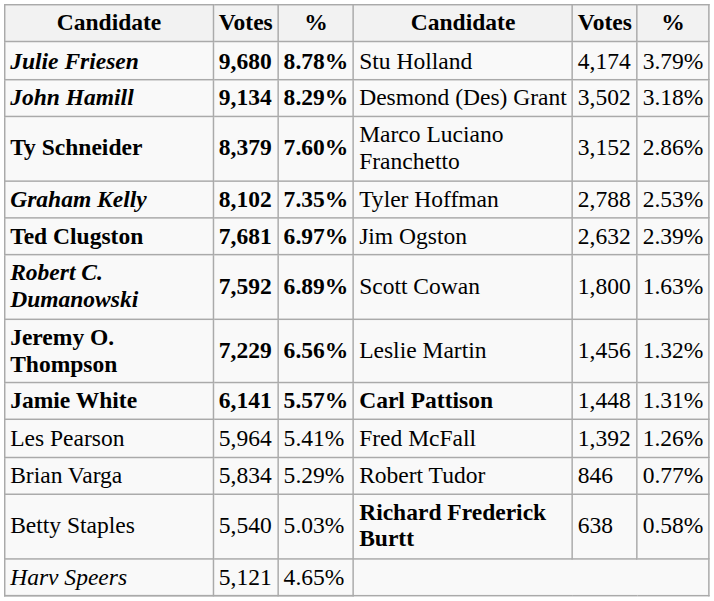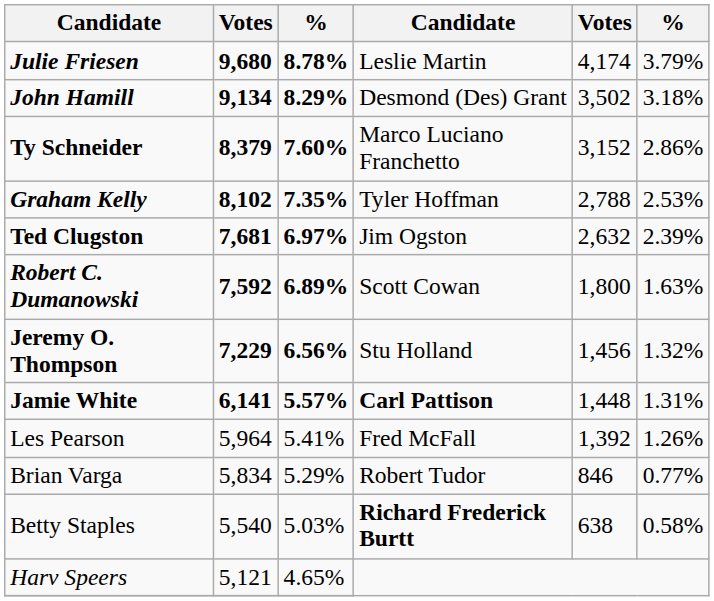(416, 60) Stu Holland -> (423, 60) Leslie Martin
(423, 350) Leslie Martin -> (416, 350) Stu Holland
